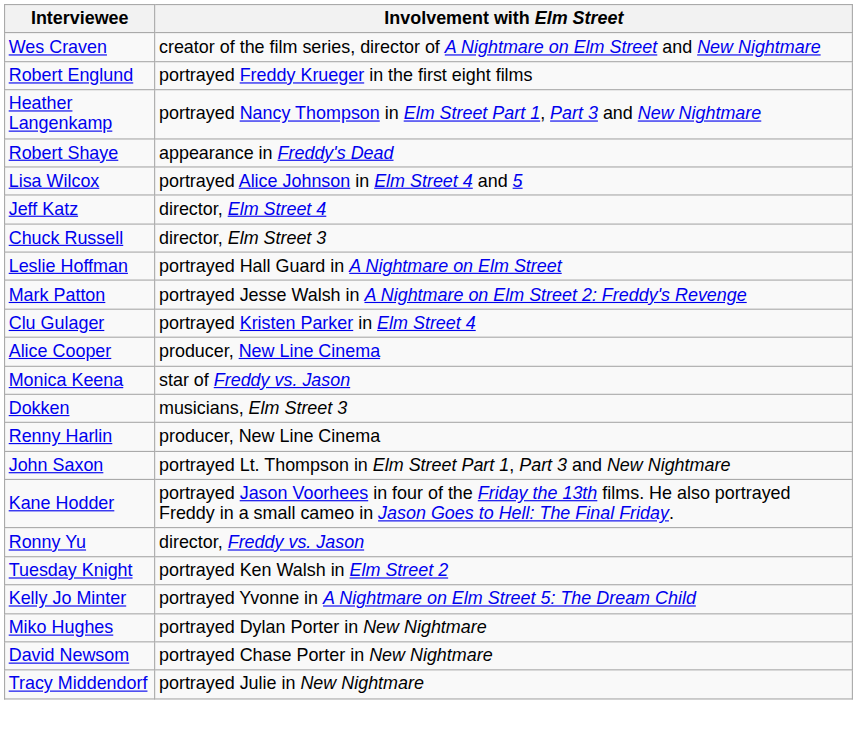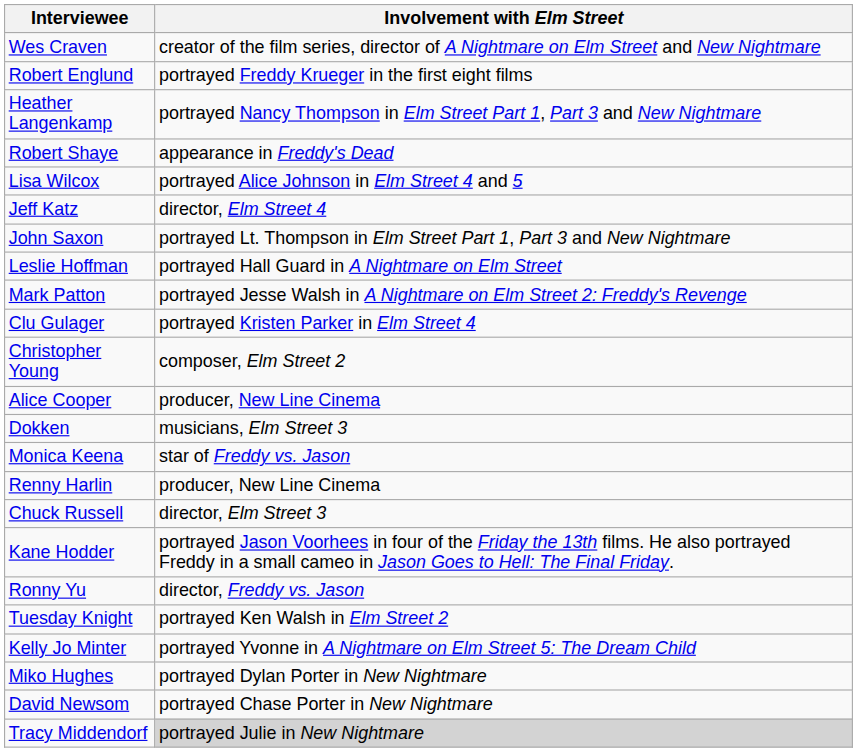rows swapped: (56, 465) <-> (66, 237)
+ row: (55, 361)
rows swapped: (39, 408) <-> (66, 379)
(291, 684) no background -> (291, 732) lightgrey background
